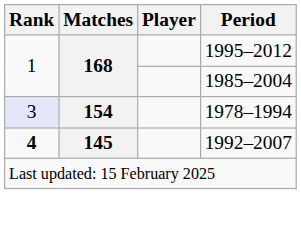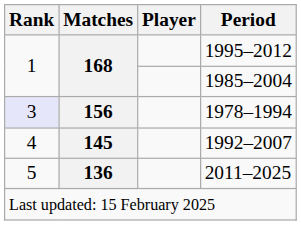(98, 111) 154 -> (98, 111) 156
(32, 142) bold -> (32, 142) normal
+ row: (248, 173)
